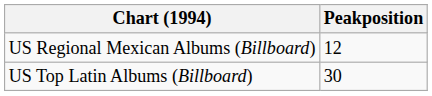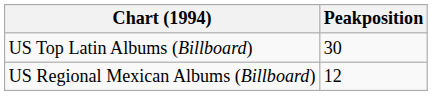rows swapped: (162, 47) <-> (131, 76)
